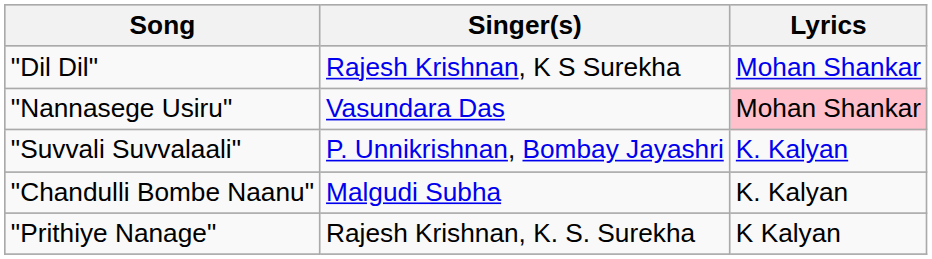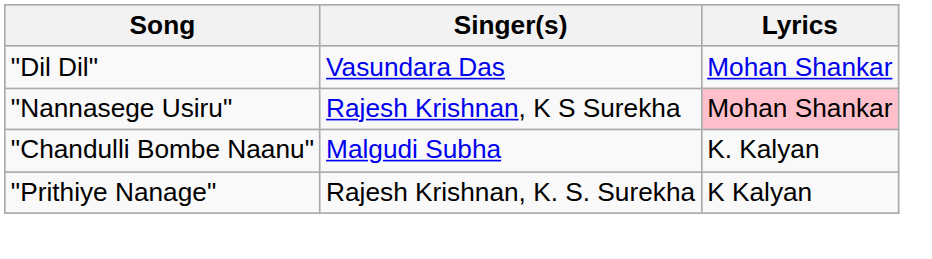(503, 66) Rajesh Krishnan, K S Surekha -> (416, 66) Vasundara Das
(416, 108) Vasundara Das -> (503, 108) Rajesh Krishnan, K S Surekha
- row: (126, 150)
